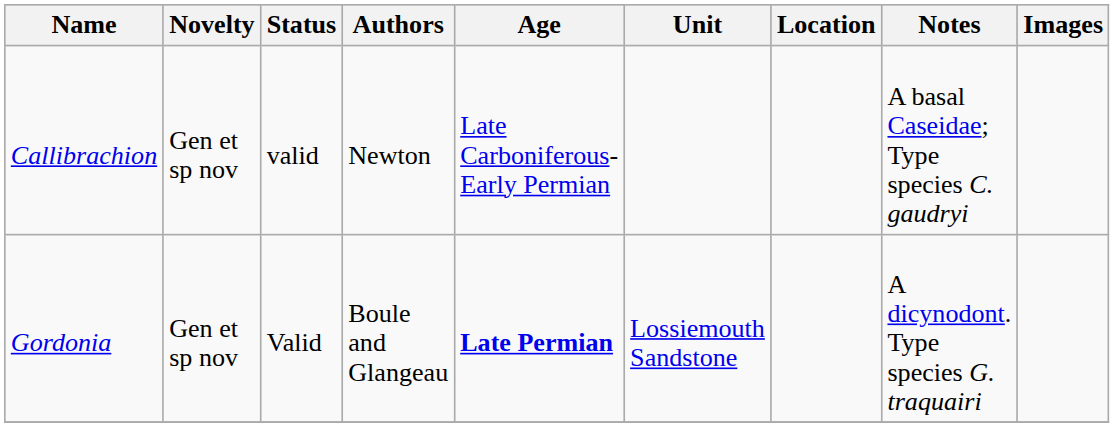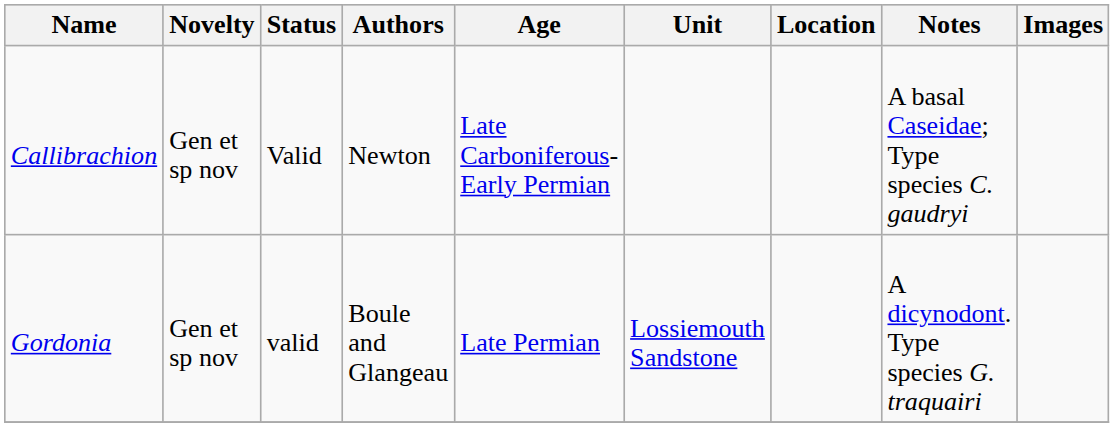(293, 154) valid -> (294, 154) Valid
(294, 342) Valid -> (293, 342) valid
(537, 342) bold -> (530, 342) normal
